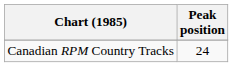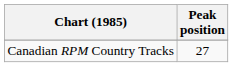(202, 51) 24 -> (202, 51) 27
